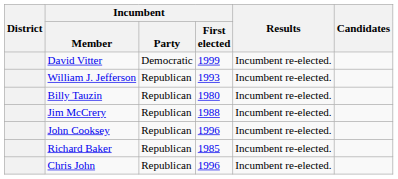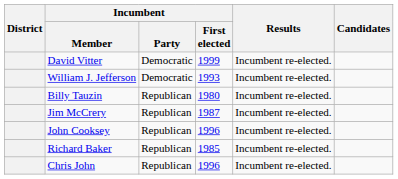(166, 78) Republican -> (167, 78) Democratic
(209, 113) 1988 -> (209, 113) 1987
